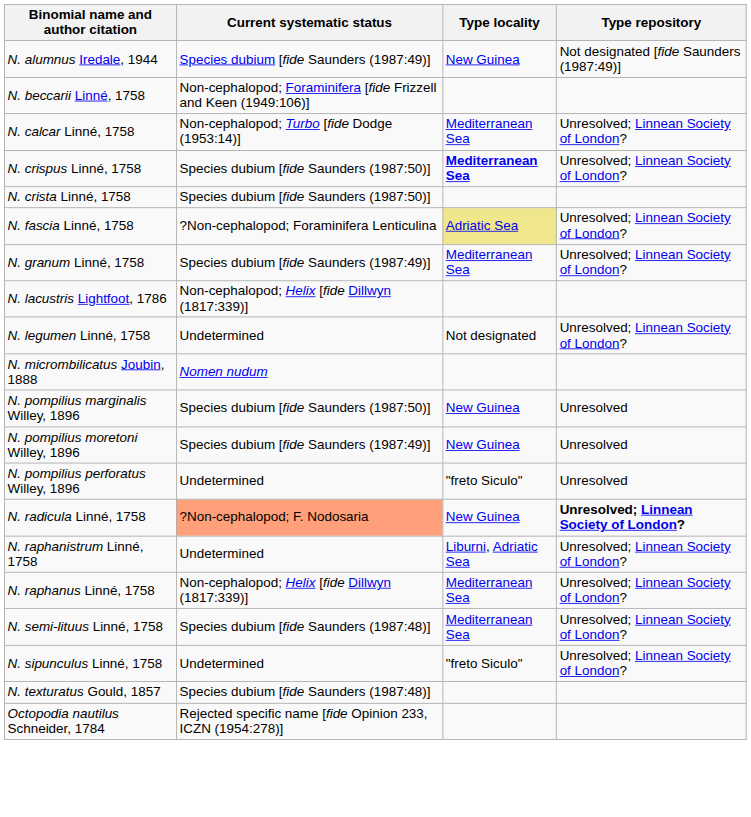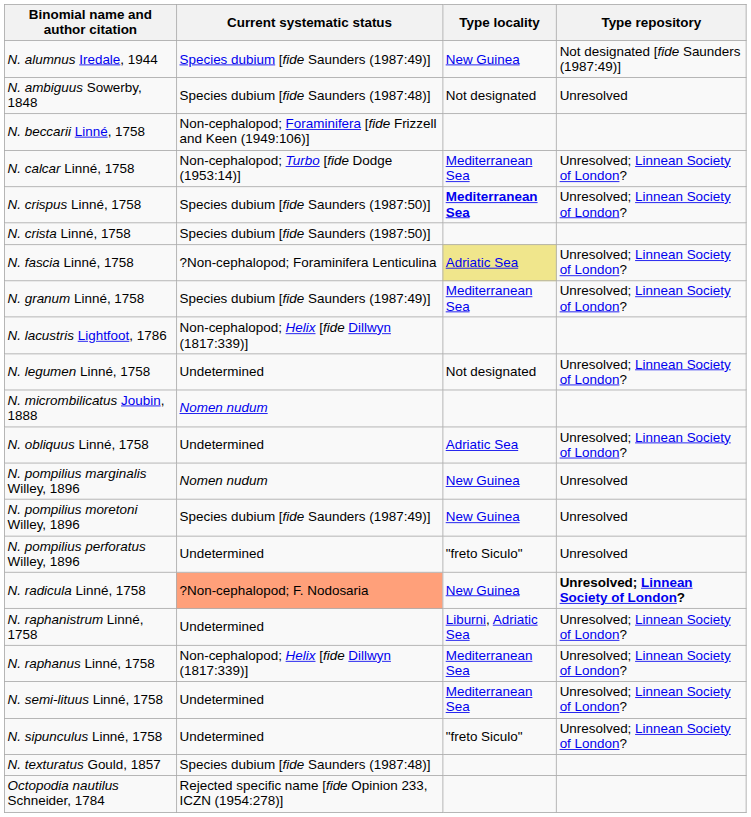+ row: (75, 95)
+ row: (78, 444)
(305, 408) Species dubium [fide Saunders (1987:50)] -> (224, 481) Nomen nudum
(305, 626) Species dubium [fide Saunders (1987:48)] -> (222, 699) Undetermined
